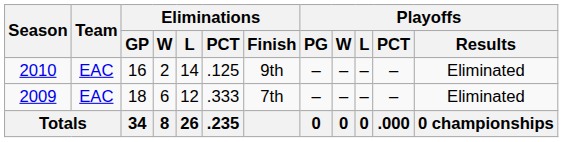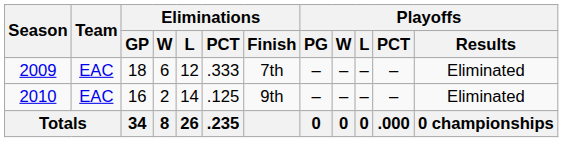rows swapped: (38, 96) <-> (38, 70)
